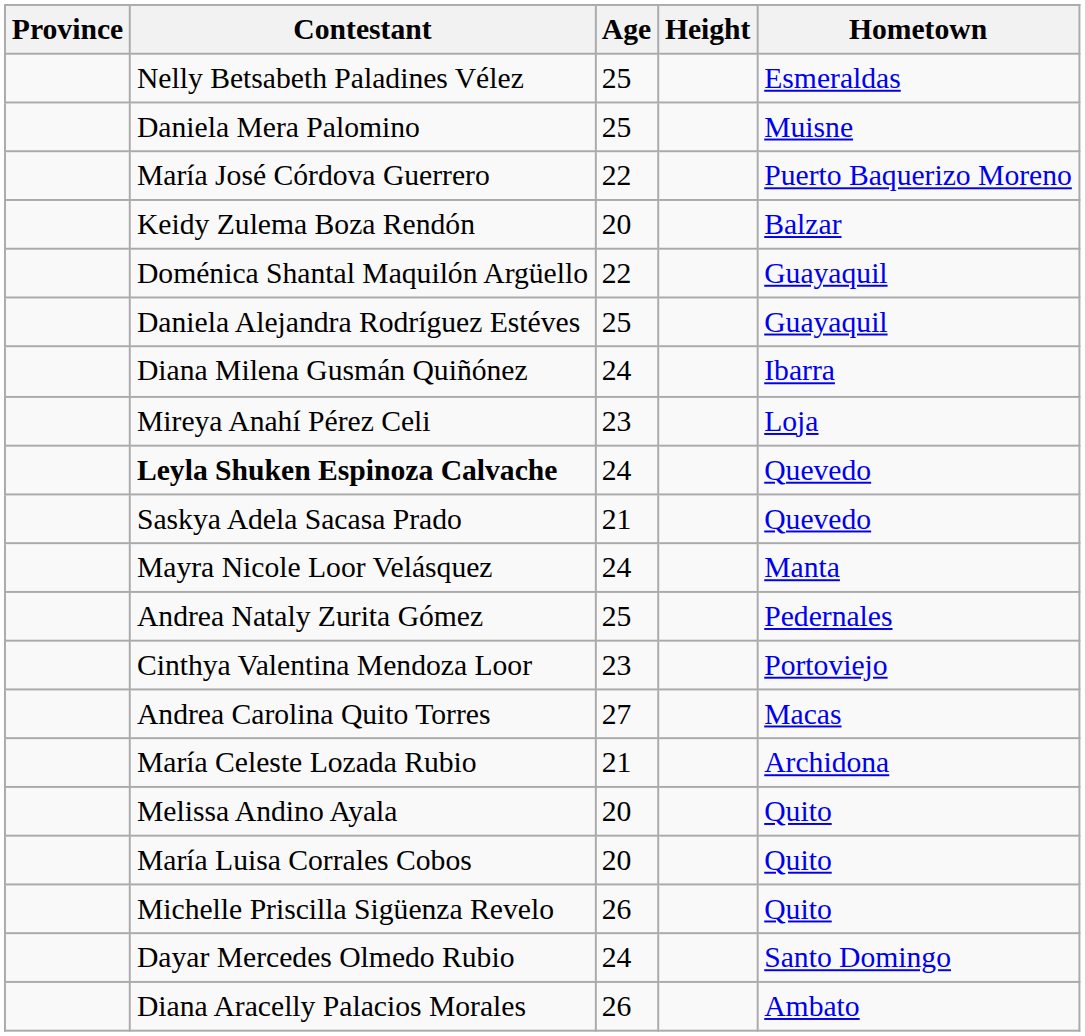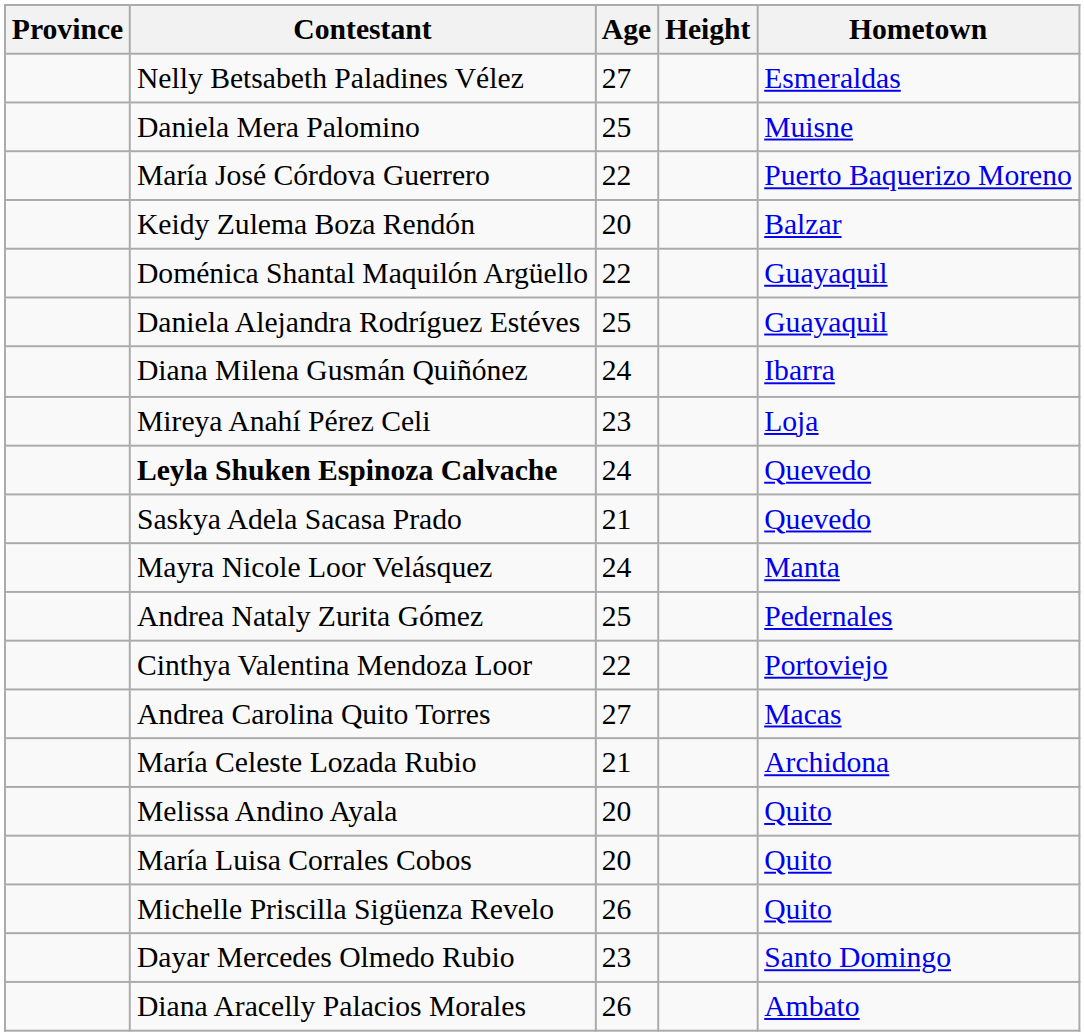(617, 77) 25 -> (617, 77) 27
(617, 664) 23 -> (617, 664) 22
(617, 957) 24 -> (617, 957) 23
